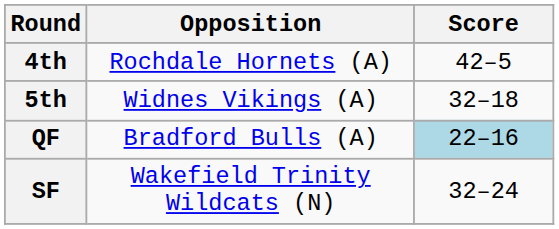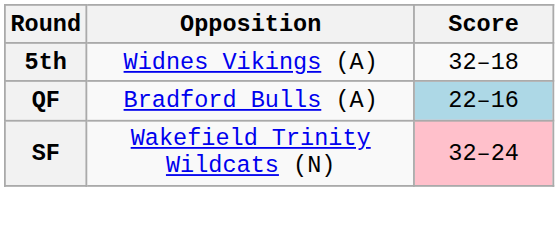- row: (46, 62)
(484, 191) no background -> (484, 153) pink background
